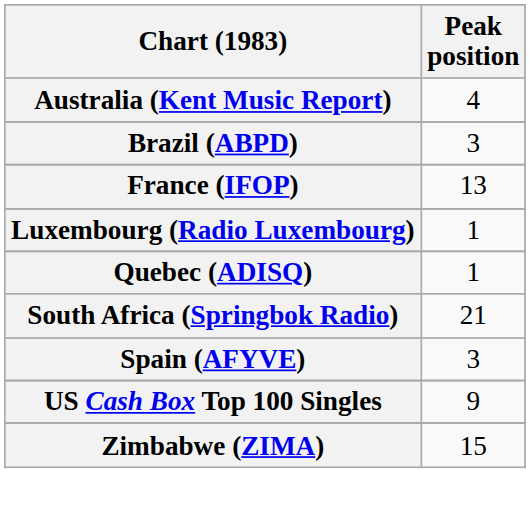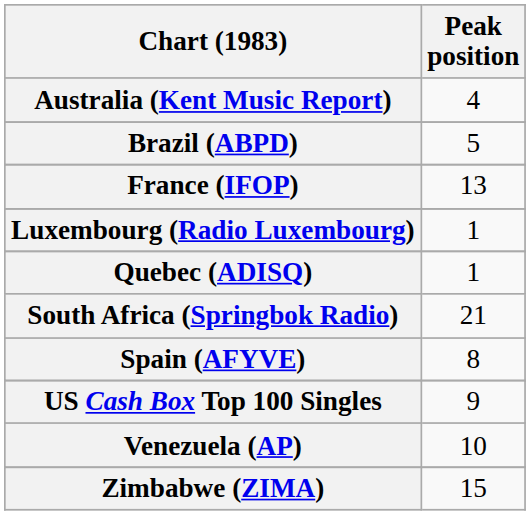(473, 142) 3 -> (473, 142) 5
(473, 358) 3 -> (473, 358) 8
+ row: (213, 444)
